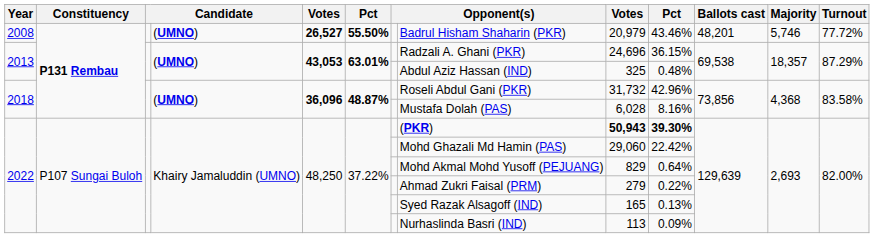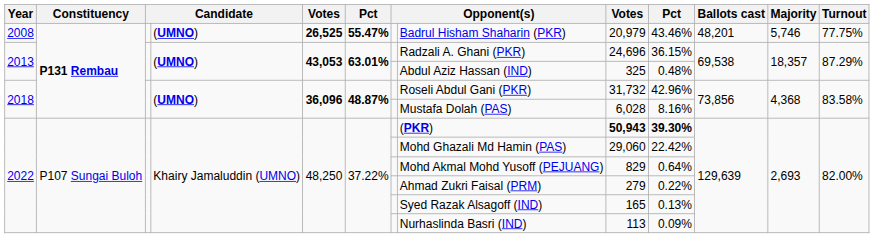(324, 33) 26,527 -> (324, 33) 26,525
(368, 33) 55.50% -> (368, 33) 55.47%
(842, 33) 77.72% -> (842, 33) 77.75%
